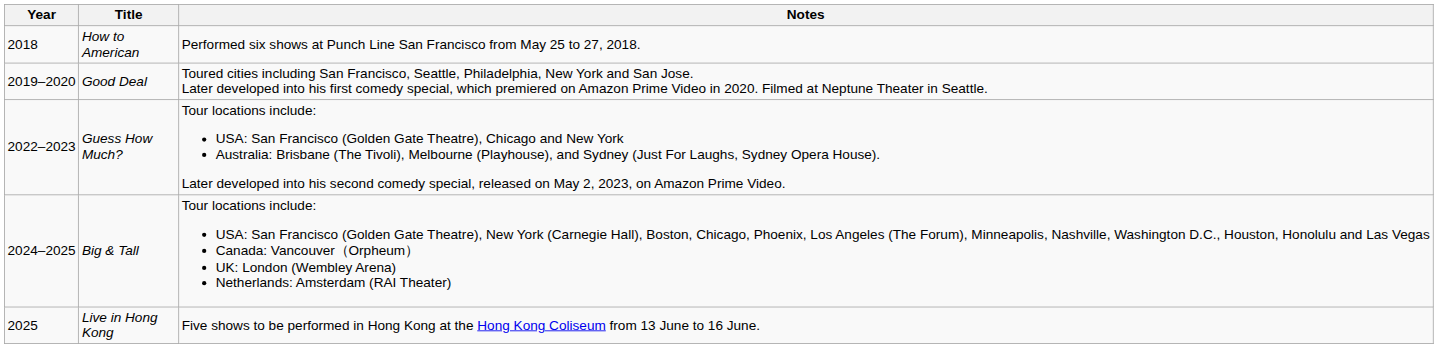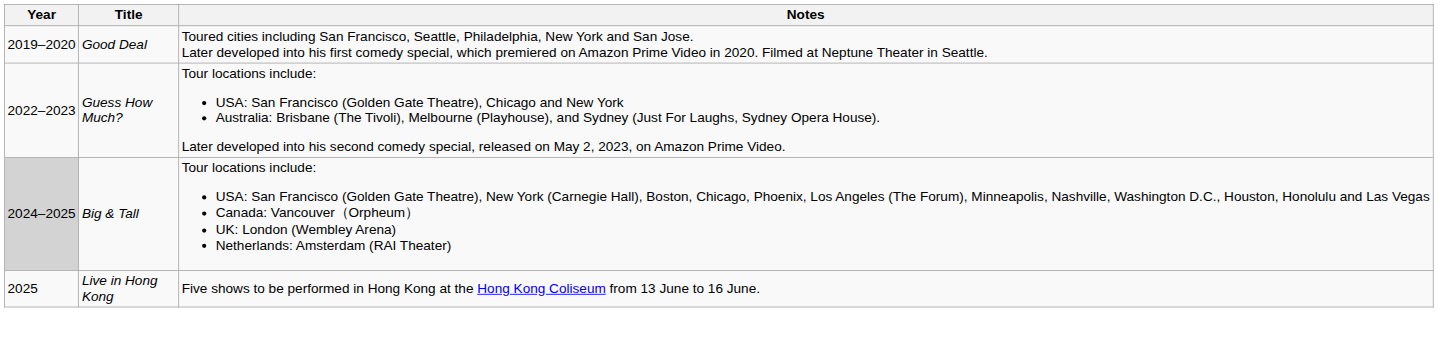- row: (111, 44)
(42, 250) no background -> (42, 213) lightgrey background
